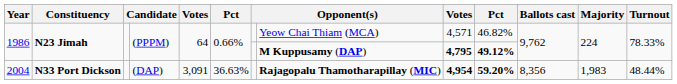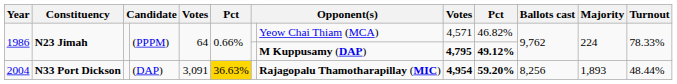(231, 70) no background -> (231, 70) gold background
(533, 70) 8,356 -> (533, 70) 8,256
(593, 70) 1,983 -> (593, 70) 1,893
